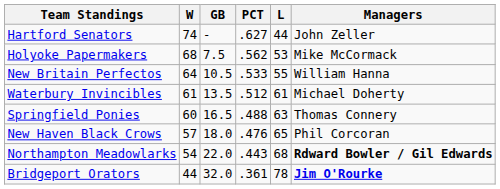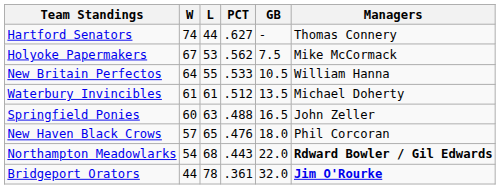columns swapped: (281, 14) <-> (218, 14)
(334, 34) John Zeller -> (345, 34) Thomas Connery
(190, 54) 68 -> (190, 54) 67
(345, 114) Thomas Connery -> (334, 114) John Zeller
